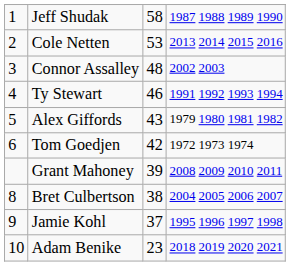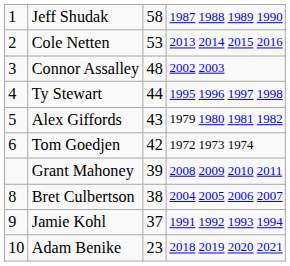(155, 94) 46 -> (155, 94) 44
(226, 94) 1991 1992 1993 1994 -> (226, 94) 1995 1996 1997 1998
(226, 222) 1995 1996 1997 1998 -> (226, 222) 1991 1992 1993 1994
